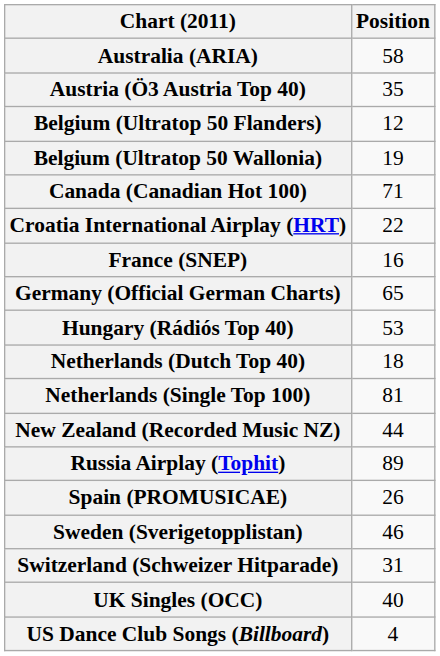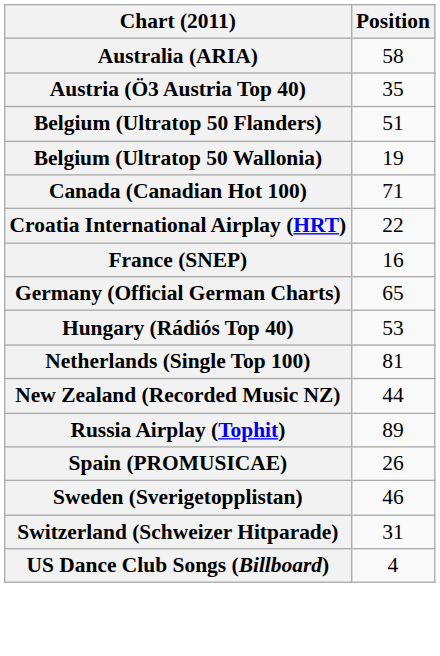(393, 123) 12 -> (393, 123) 51
- row: (178, 361)
- row: (178, 599)
